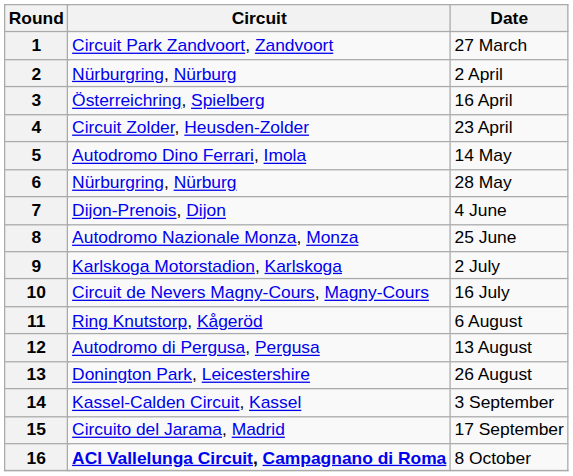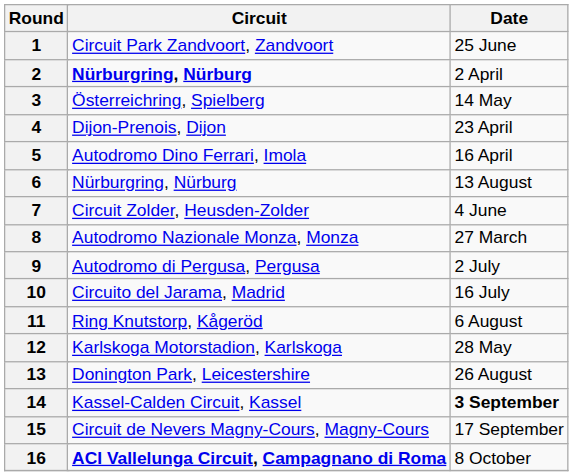(491, 45) 27 March -> (485, 45) 25 June
(154, 73) normal -> (162, 73) bold
(484, 100) 16 April -> (483, 100) 14 May
(191, 128) Circuit Zolder, Heusden-Zolder -> (149, 128) Dijon-Prenois, Dijon
(483, 155) 14 May -> (484, 155) 16 April
(483, 183) 28 May -> (493, 183) 13 August
(149, 210) Dijon-Prenois, Dijon -> (191, 210) Circuit Zolder, Heusden-Zolder
(485, 237) 25 June -> (491, 237) 27 March
(207, 265) Karlskoga Motorstadion, Karlskoga -> (196, 265) Autodromo di Pergusa, Pergusa
(251, 292) Circuit de Nevers Magny-Cours, Magny-Cours -> (178, 292) Circuito del Jarama, Madrid
(196, 347) Autodromo di Pergusa, Pergusa -> (207, 347) Karlskoga Motorstadion, Karlskoga
(493, 347) 13 August -> (483, 347) 28 May
(504, 402) normal -> (507, 402) bold
(178, 430) Circuito del Jarama, Madrid -> (251, 430) Circuit de Nevers Magny-Cours, Magny-Cours
